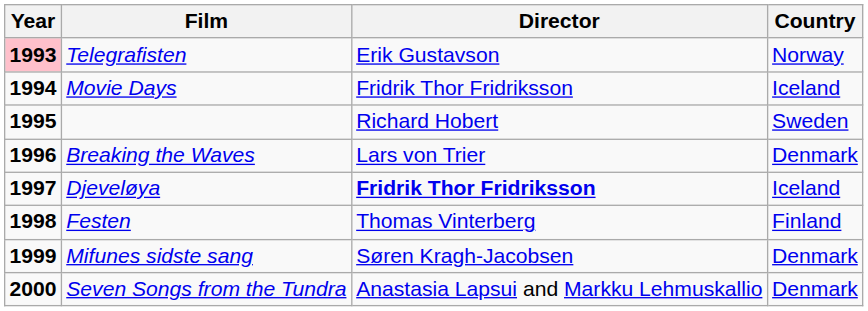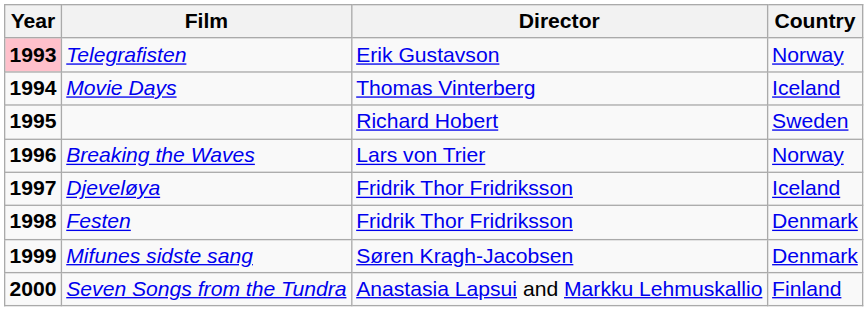(465, 88) Fridrik Thor Fridriksson -> (446, 88) Thomas Vinterberg
(815, 155) Denmark -> (808, 155) Norway
(476, 188) bold -> (465, 188) normal
(446, 222) Thomas Vinterberg -> (465, 222) Fridrik Thor Fridriksson
(807, 222) Finland -> (815, 222) Denmark
(815, 289) Denmark -> (807, 289) Finland
